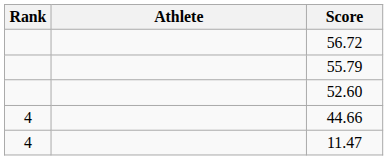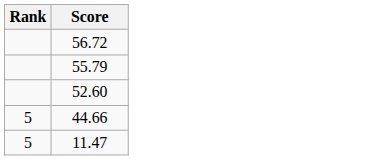- column: (179, 17)
(28, 117) 4 -> (28, 117) 5
(28, 142) 4 -> (28, 142) 5
